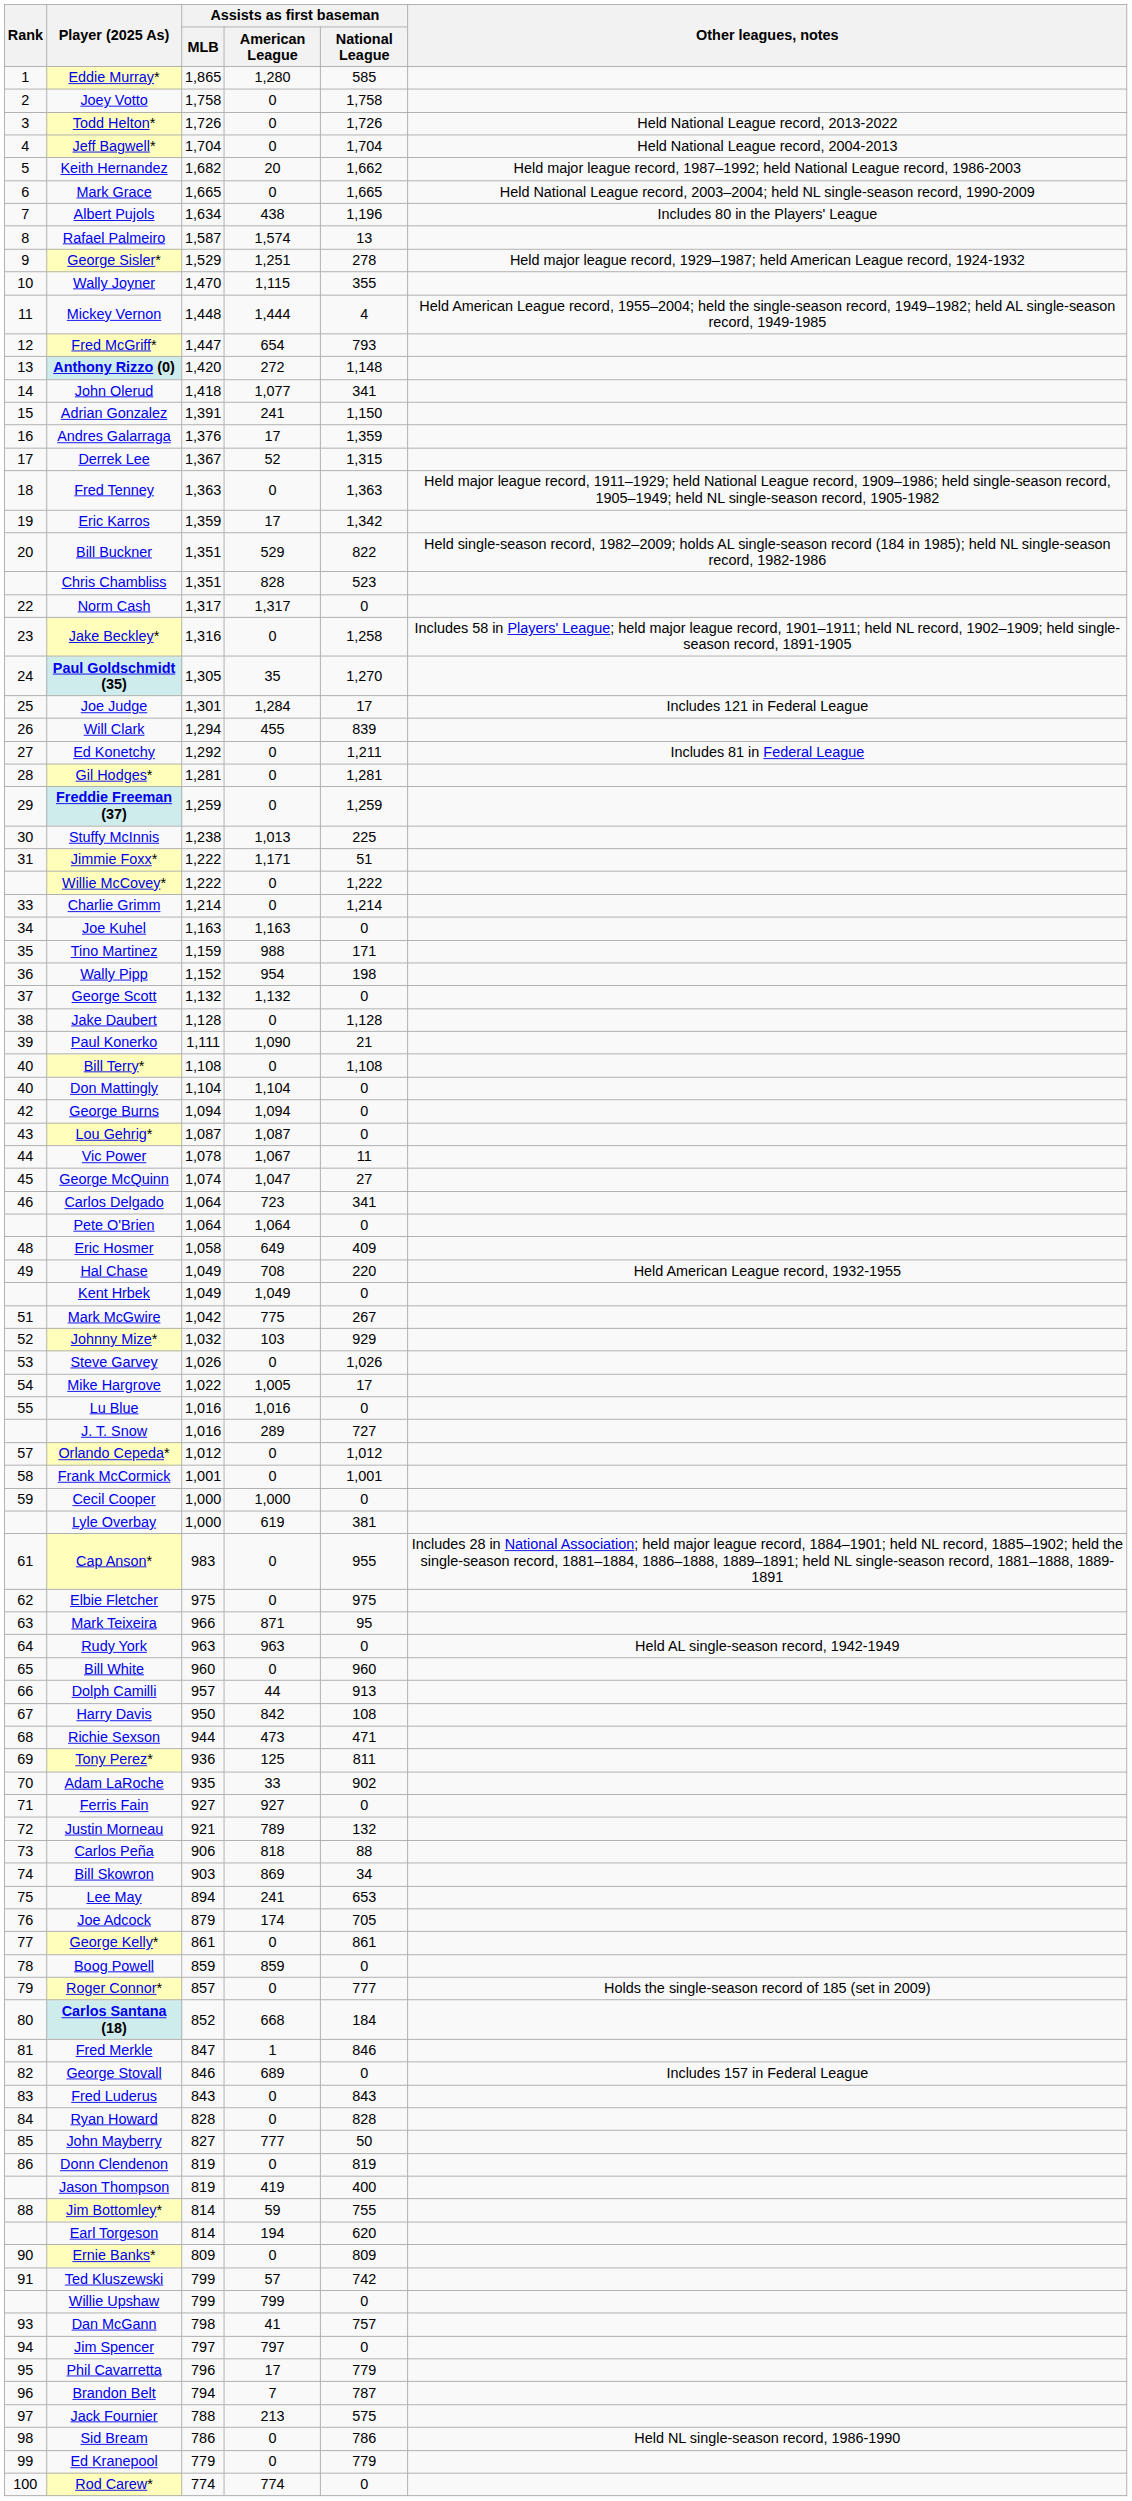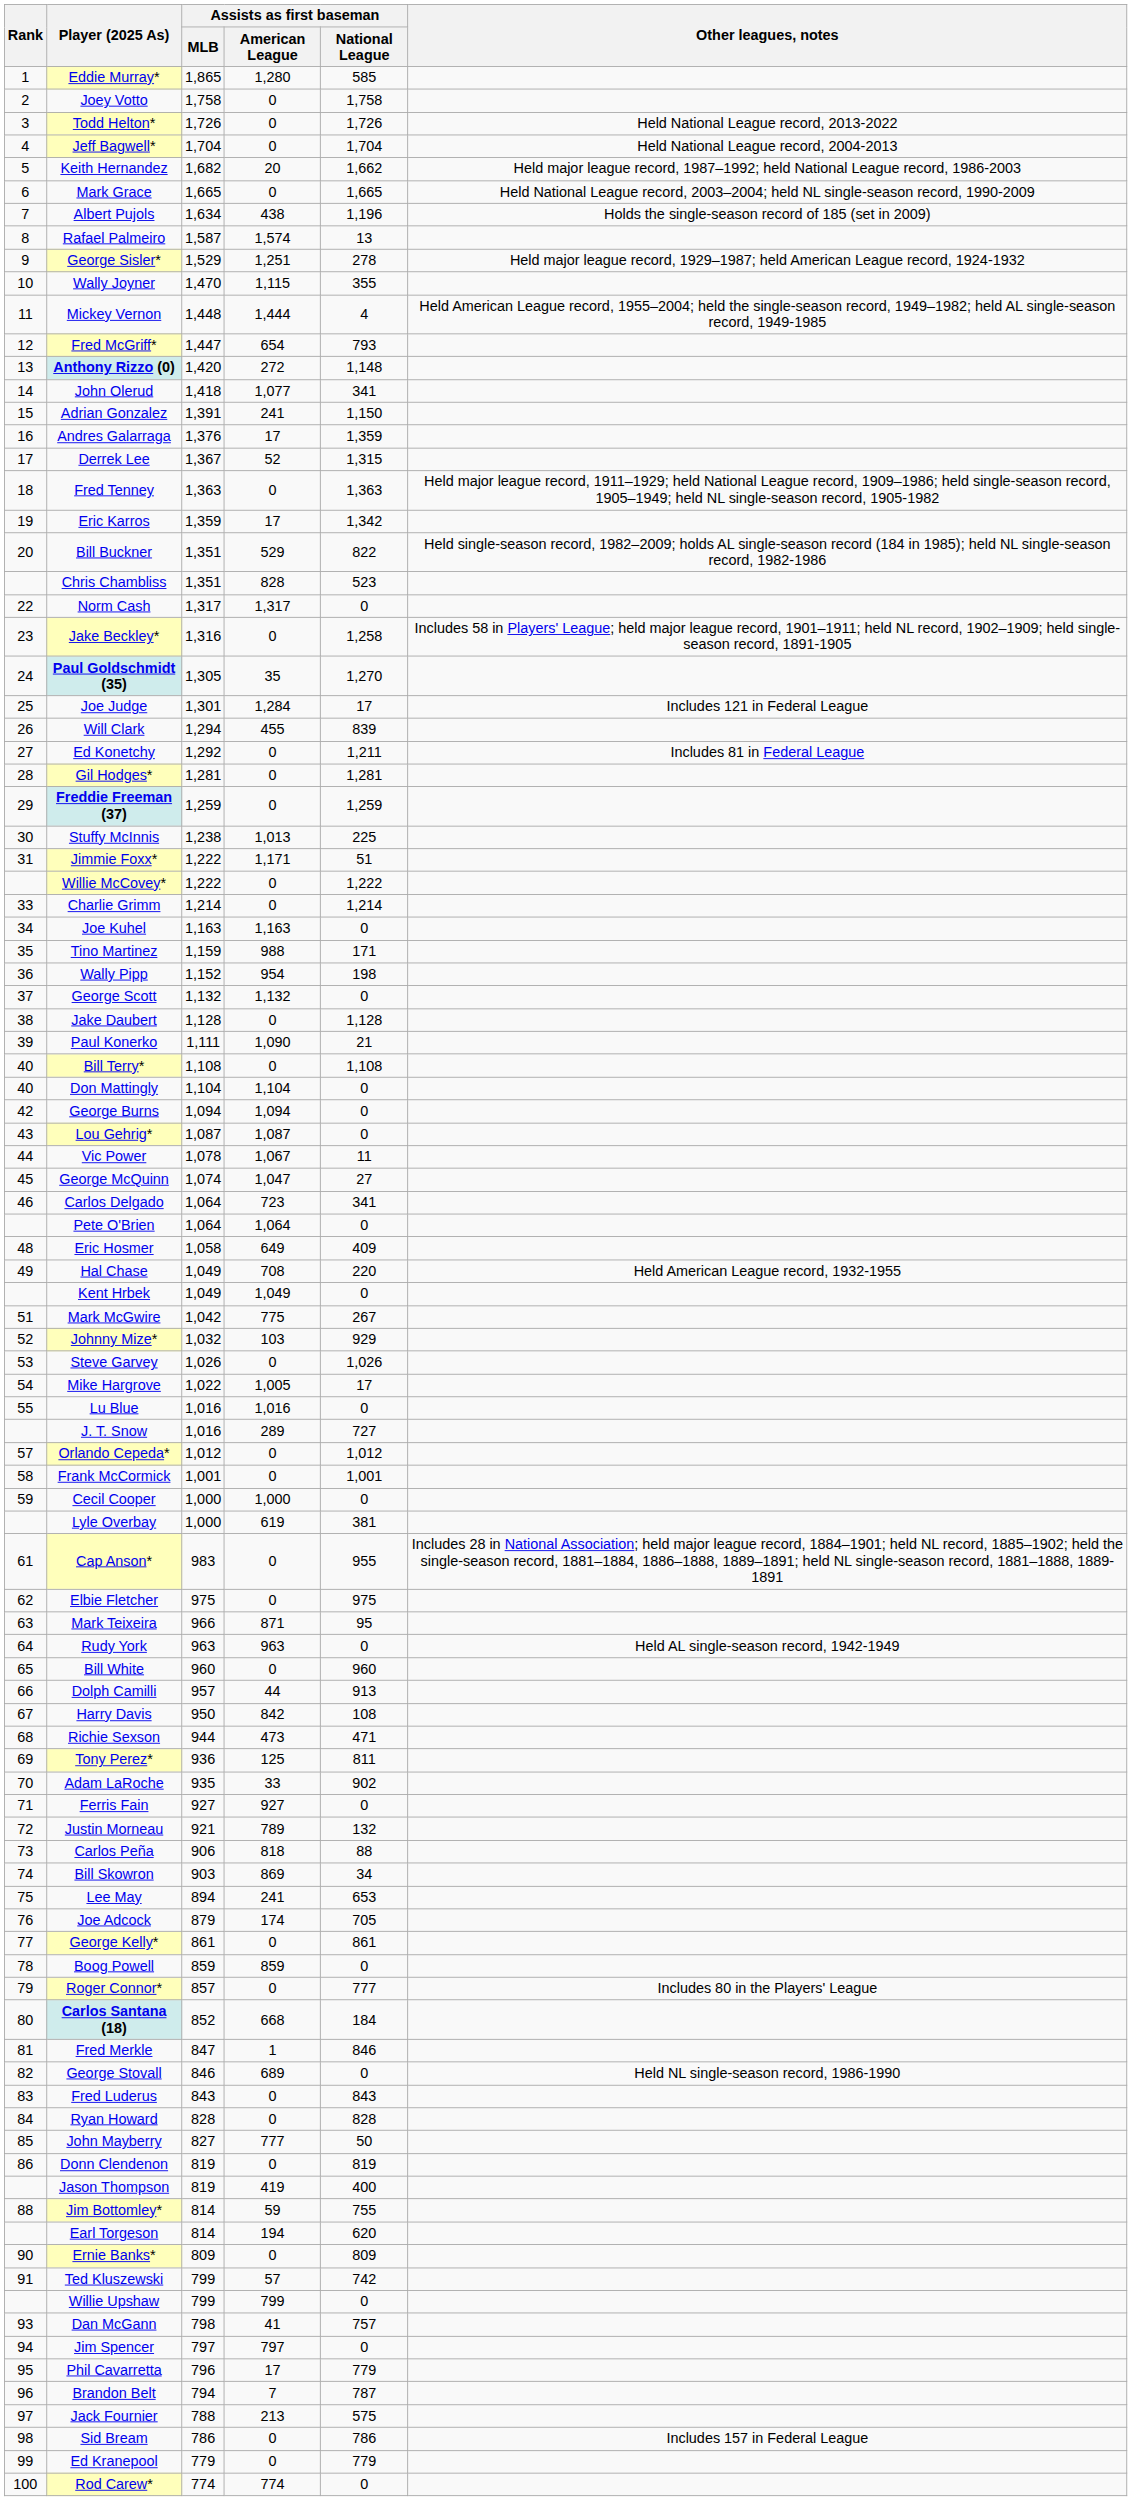(767, 214) Includes 80 in the Players' League -> (767, 214) Holds the single-season record of 185 (set in 2009)
(767, 1988) Holds the single-season record of 185 (set in 2009) -> (767, 1988) Includes 80 in the Players' League
(767, 2073) Includes 157 in Federal League -> (767, 2073) Held NL single-season record, 1986-1990
(767, 2438) Held NL single-season record, 1986-1990 -> (767, 2438) Includes 157 in Federal League
